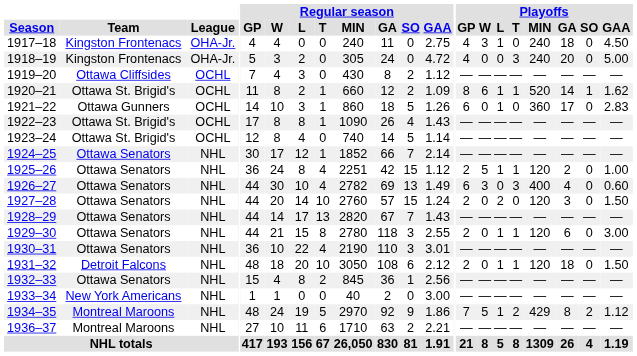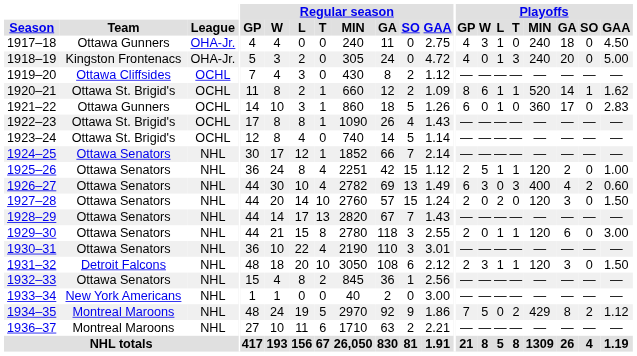(123, 43) Kingston Frontenacs -> (123, 43) Ottawa Gunners
(500, 59) 0 -> (500, 59) 1
(589, 185) 0 -> (589, 185) 2
(485, 264) 0 -> (485, 264) 3
(567, 264) 18 -> (567, 264) 3
(500, 312) 1 -> (500, 312) 0
